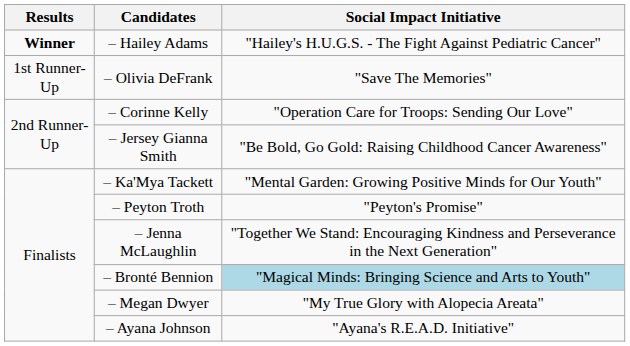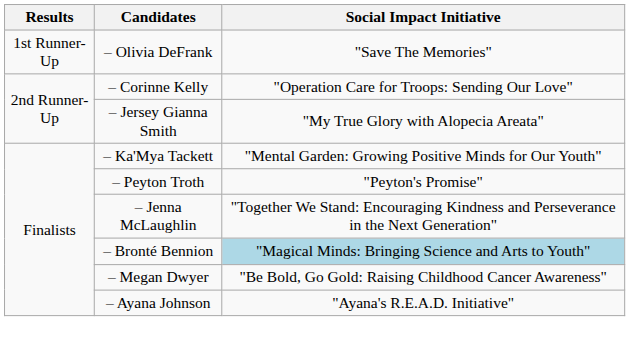- row: (158, 43)
(423, 147) "Be Bold, Go Gold: Raising Childhood Cancer Awareness" -> (423, 121) "My True Glory with Alopecia Areata"
(423, 302) "My True Glory with Alopecia Areata" -> (423, 277) "Be Bold, Go Gold: Raising Childhood Cancer Awareness"
